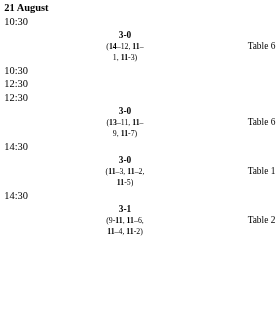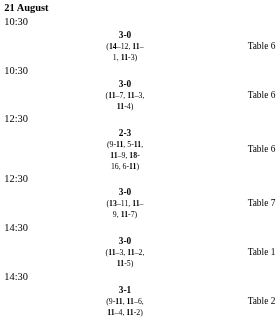+ row: (54, 95)
+ row: (54, 149)
(261, 122) Table 6 -> (261, 203) Table 7
